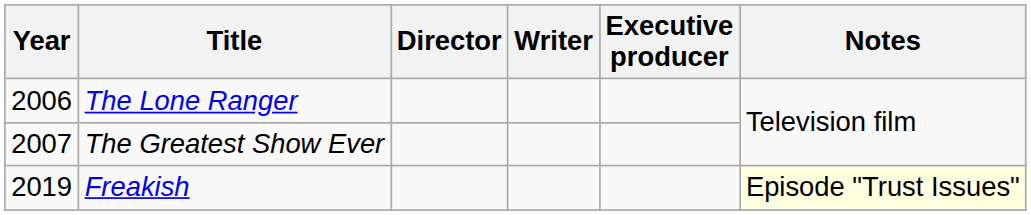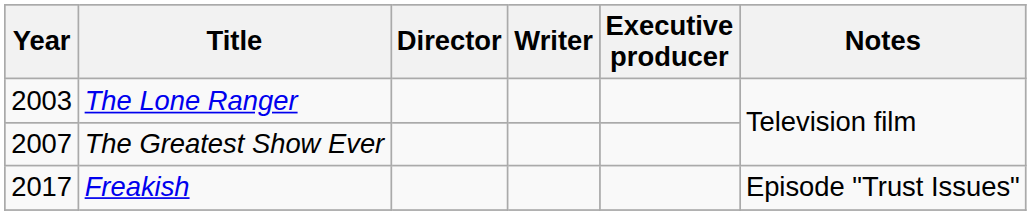(42, 100) 2006 -> (42, 100) 2003
(42, 187) 2019 -> (42, 187) 2017
(883, 187) lightyellow background -> (883, 187) no background
